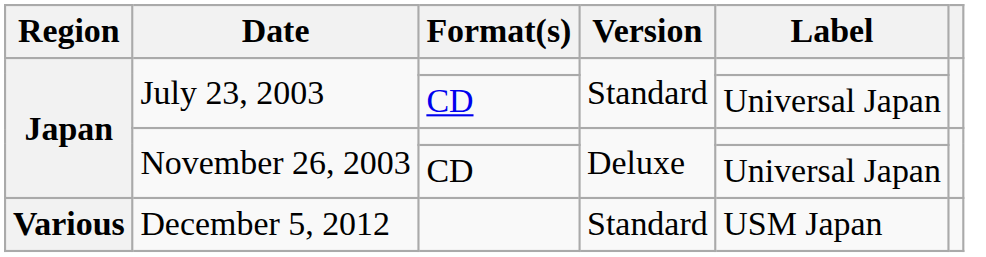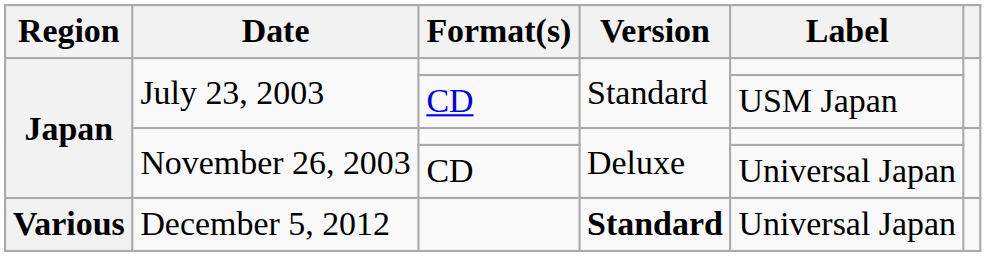(832, 100) Universal Japan -> (818, 100) USM Japan
(647, 224) normal -> (655, 224) bold
(803, 224) USM Japan -> (847, 224) Universal Japan
